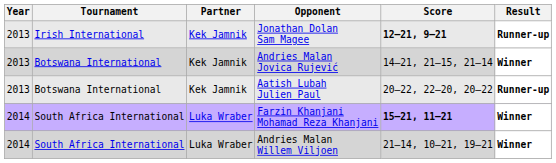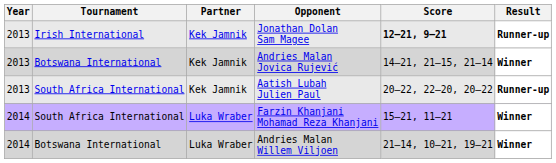(98, 89) Botswana International -> (109, 89) South Africa International
(418, 117) bold -> (418, 117) normal
(109, 144) South Africa International -> (98, 144) Botswana International
